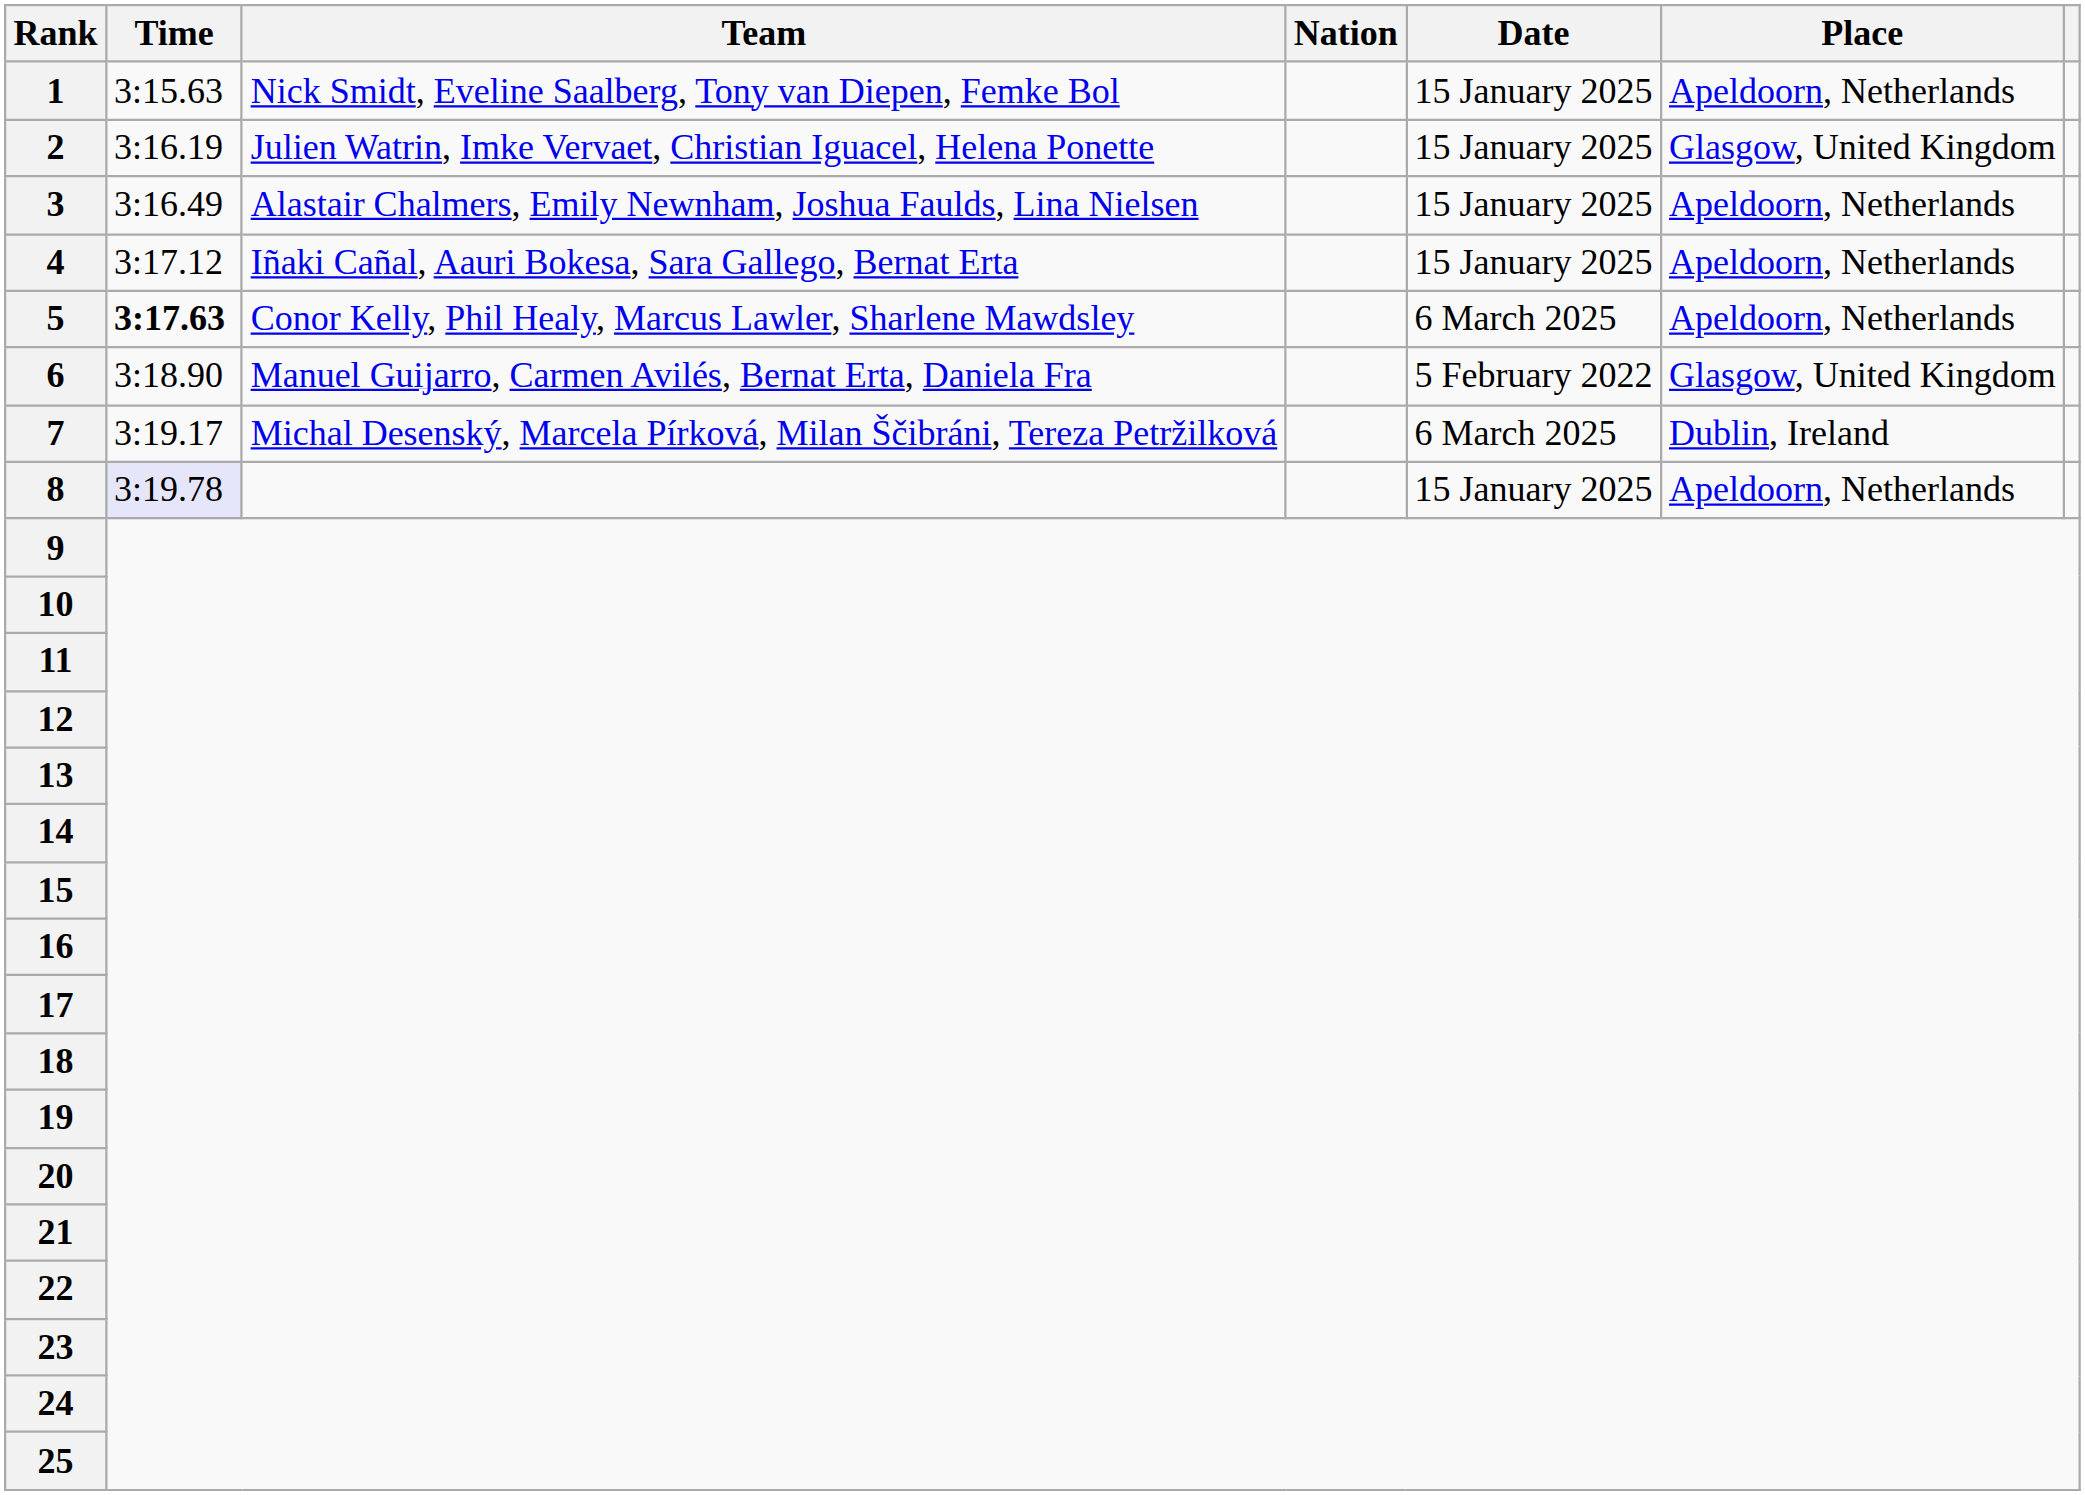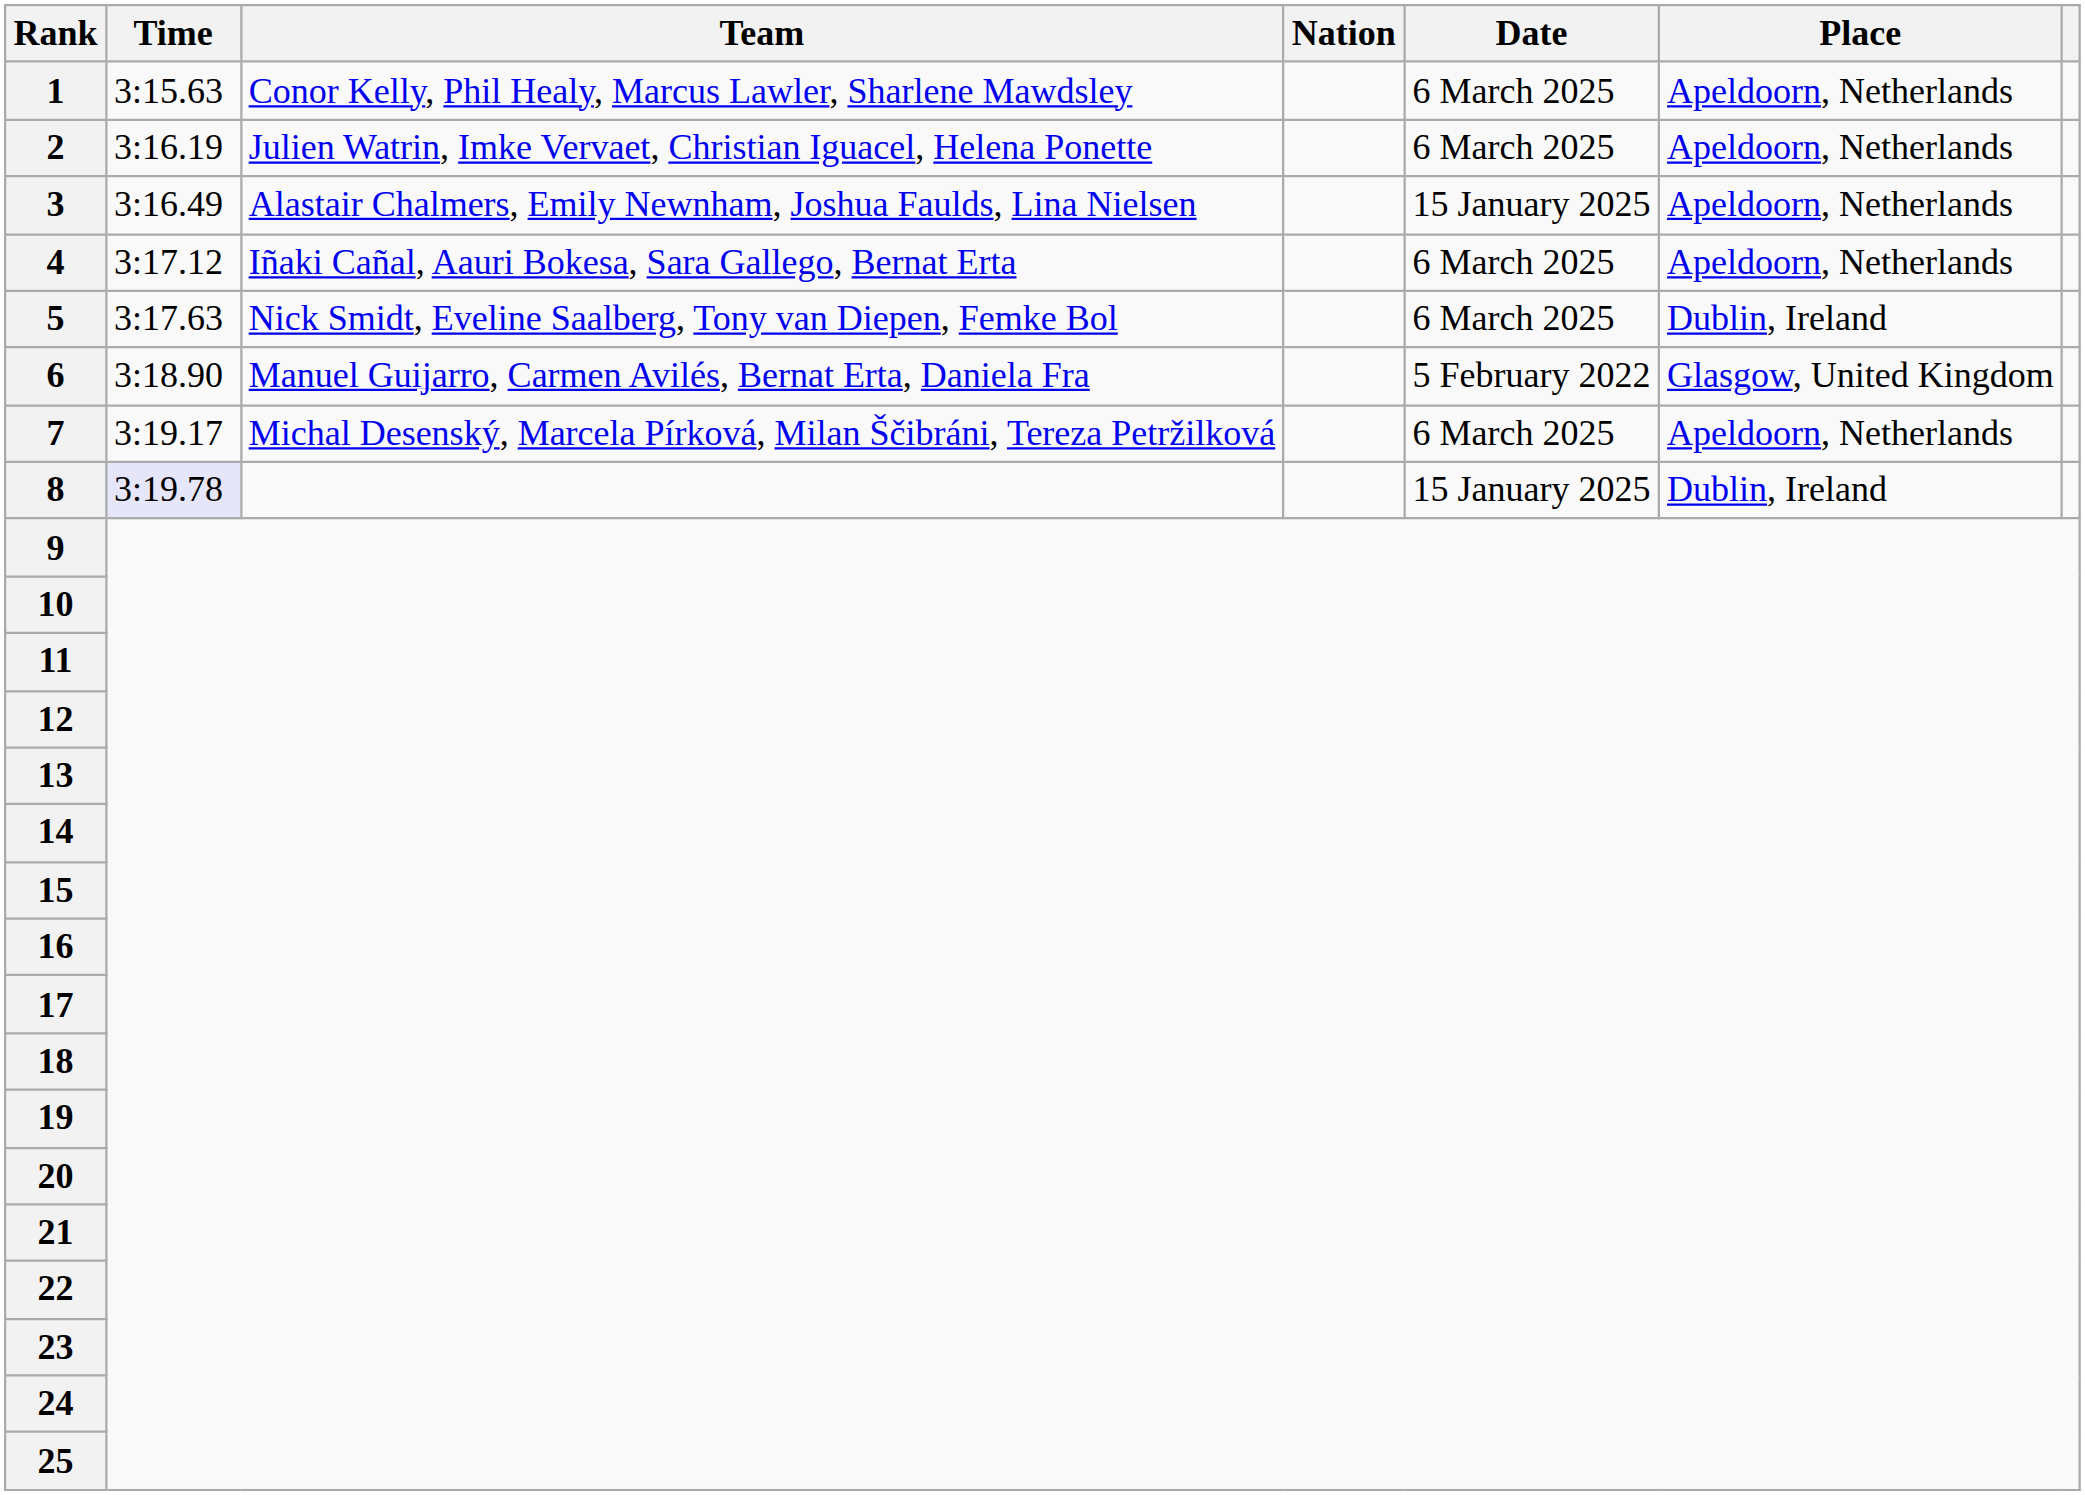(685, 90) Nick Smidt, Eveline Saalberg, Tony van Diepen, Femke Bol -> (691, 90) Conor Kelly, Phil Healy, Marcus Lawler, Sharlene Mawdsley
(1533, 90) 15 January 2025 -> (1513, 90) 6 March 2025
(1533, 147) 15 January 2025 -> (1513, 147) 6 March 2025
(1862, 147) Glasgow, United Kingdom -> (1840, 147) Apeldoorn, Netherlands
(1533, 261) 15 January 2025 -> (1513, 261) 6 March 2025
(174, 318) bold -> (173, 318) normal
(693, 318) Conor Kelly, Phil Healy, Marcus Lawler, Sharlene Mawdsley -> (683, 318) Nick Smidt, Eveline Saalberg, Tony van Diepen, Femke Bol
(1842, 318) Apeldoorn, Netherlands -> (1777, 318) Dublin, Ireland
(1779, 432) Dublin, Ireland -> (1840, 432) Apeldoorn, Netherlands
(1842, 489) Apeldoorn, Netherlands -> (1777, 489) Dublin, Ireland
